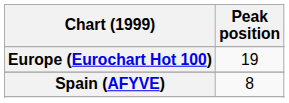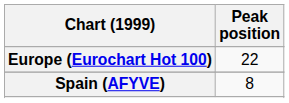(250, 59) 19 -> (250, 59) 22
